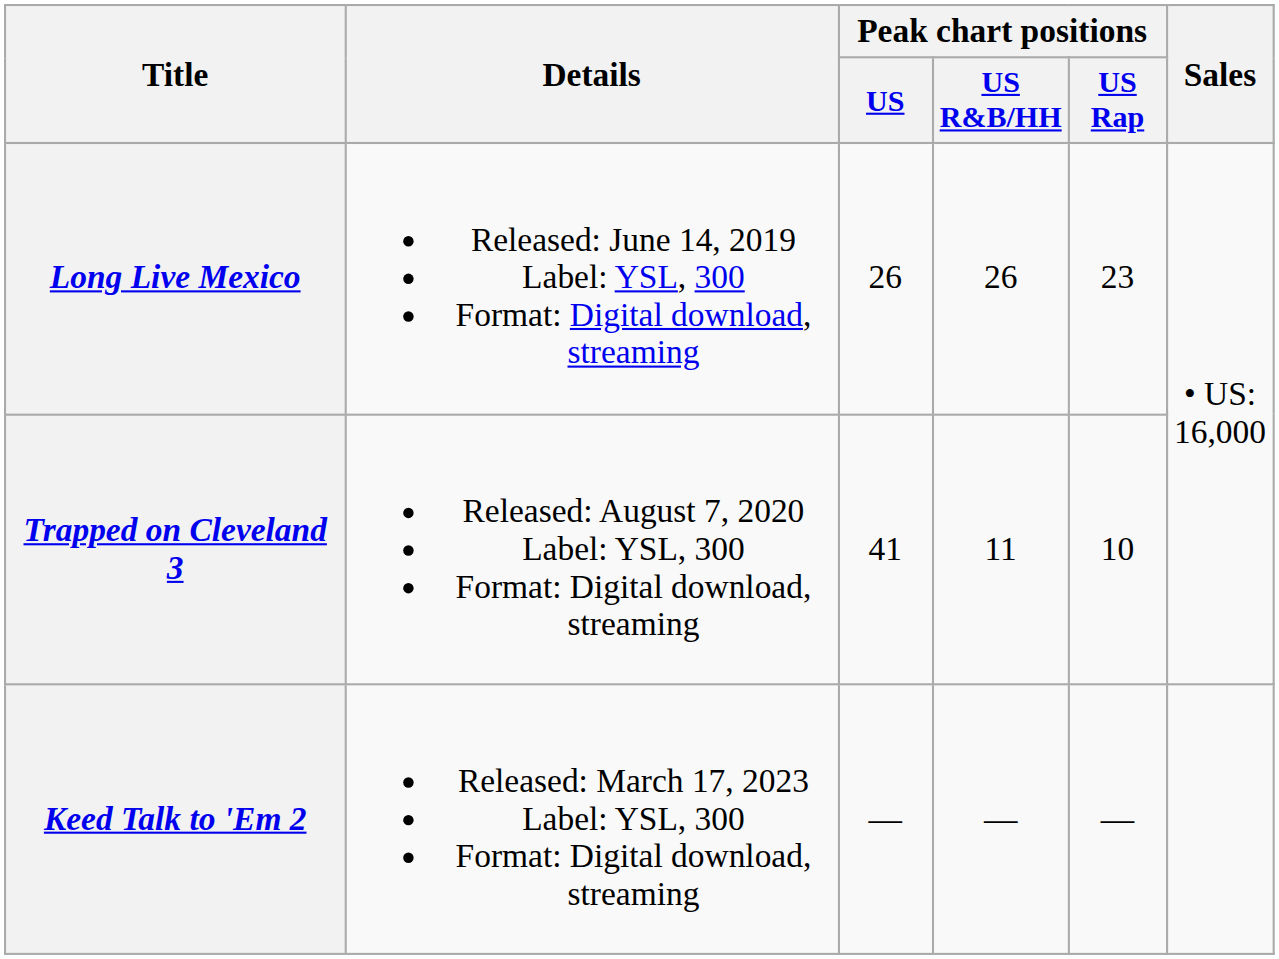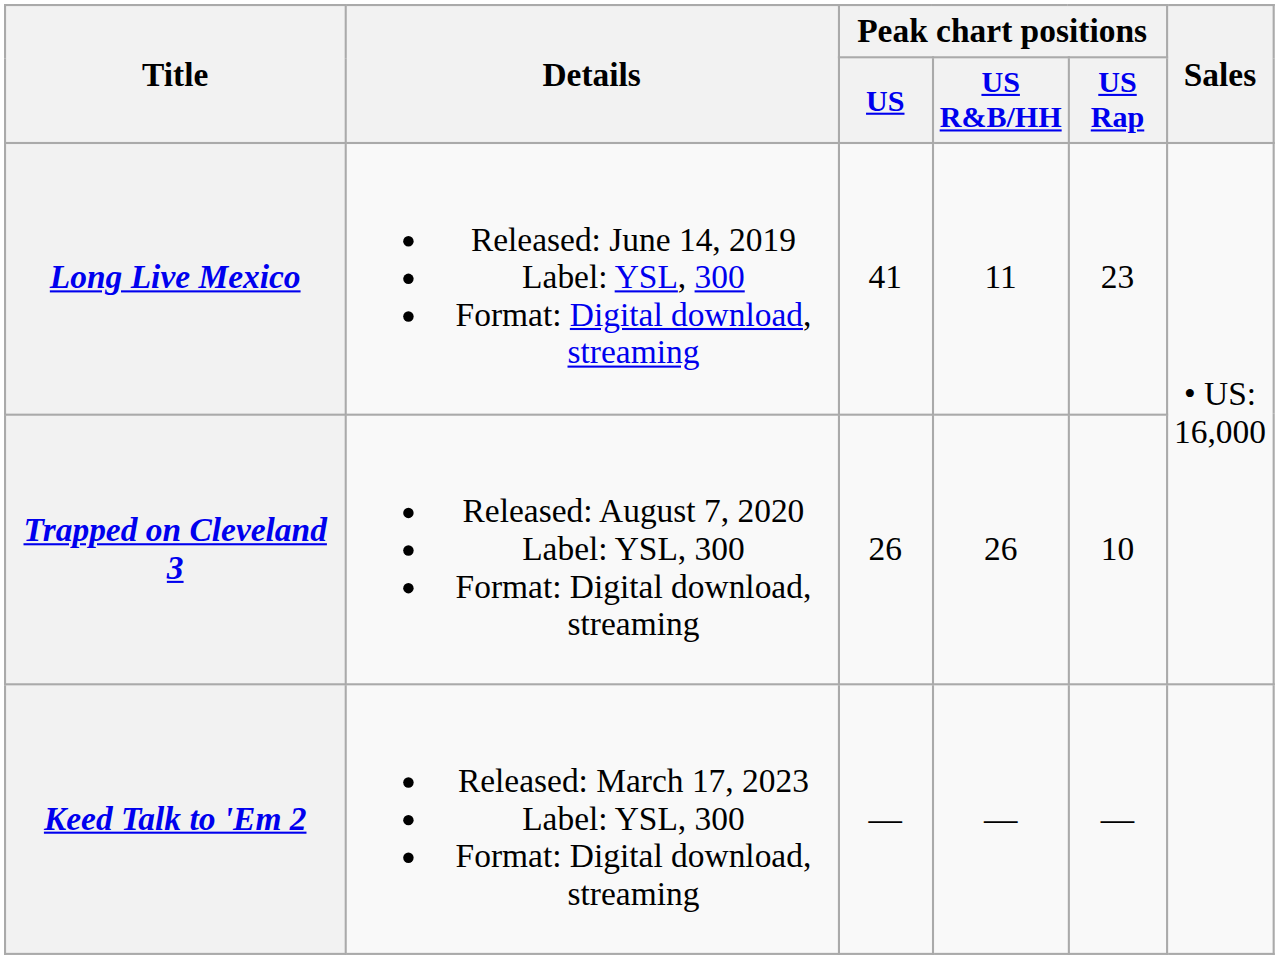(885, 277) 26 -> (885, 277) 41
(1001, 277) 26 -> (1001, 277) 11
(885, 548) 41 -> (885, 548) 26
(1001, 548) 11 -> (1001, 548) 26
